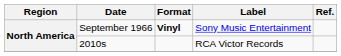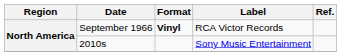(253, 28) Sony Music Entertainment -> (239, 28) RCA Victor Records
(239, 43) RCA Victor Records -> (253, 43) Sony Music Entertainment
